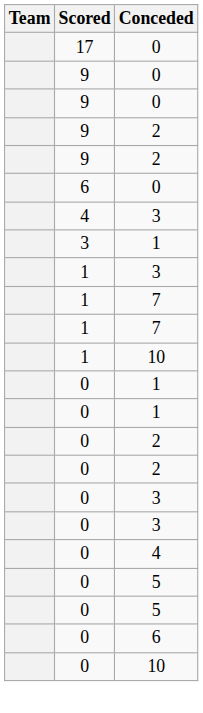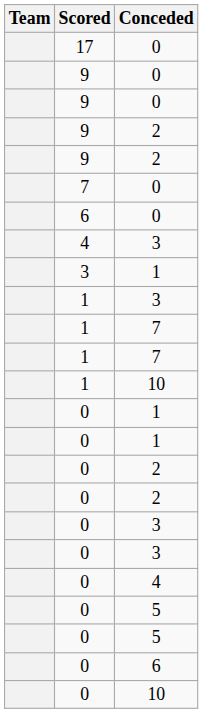+ row: (85, 187)
